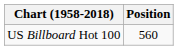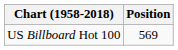(148, 34) 560 -> (148, 34) 569
